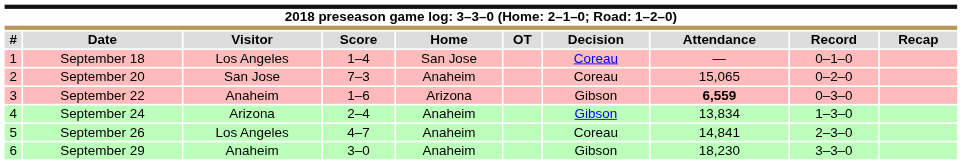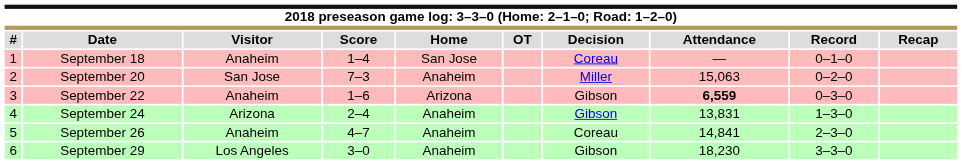(252, 58) Los Angeles -> (252, 58) Anaheim
(596, 76) Coreau -> (596, 76) Miller
(719, 76) 15,065 -> (719, 76) 15,063
(719, 113) 13,834 -> (719, 113) 13,831
(252, 132) Los Angeles -> (252, 132) Anaheim
(252, 150) Anaheim -> (252, 150) Los Angeles
